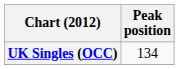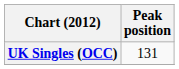(147, 53) 134 -> (147, 53) 131
